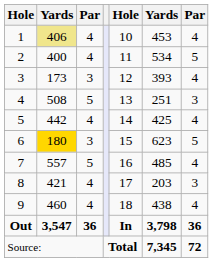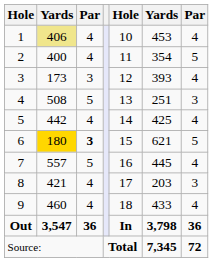(162, 57) 534 -> (162, 57) 354
(90, 141) normal -> (90, 141) bold
(162, 141) 623 -> (162, 141) 621
(162, 162) 485 -> (162, 162) 445
(162, 204) 438 -> (162, 204) 433
